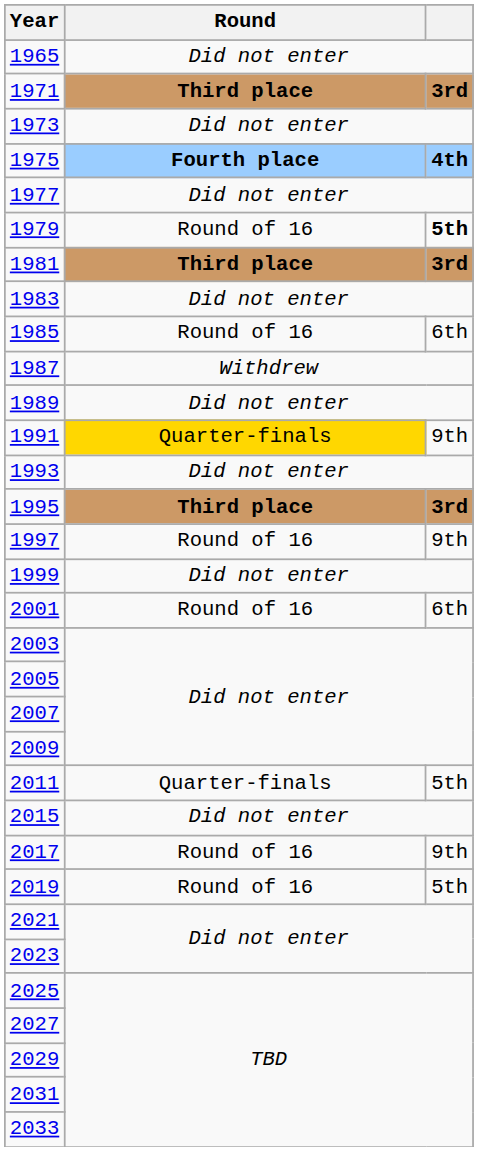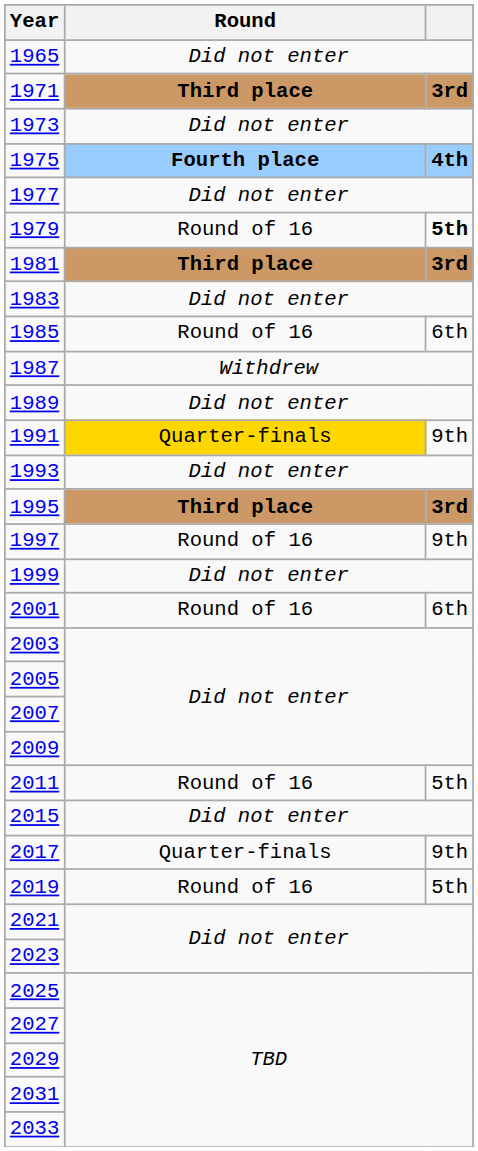(245, 783) Quarter-finals -> (245, 783) Round of 16
(245, 852) Round of 16 -> (245, 852) Quarter-finals
